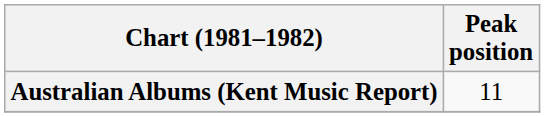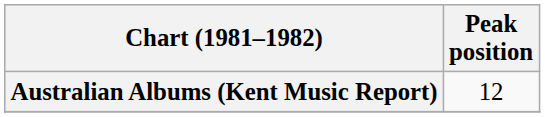(491, 91) 11 -> (491, 91) 12
